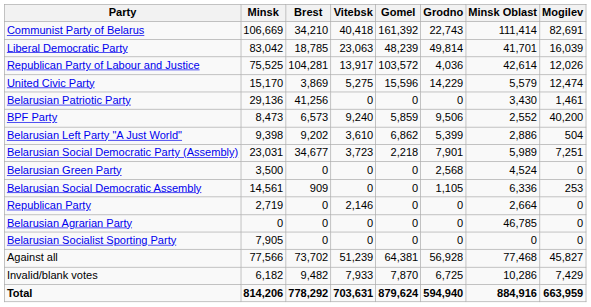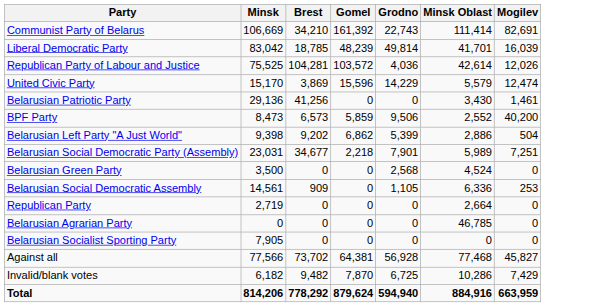- column: (353, 13)
